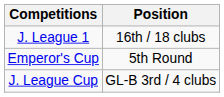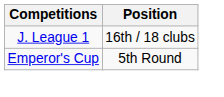- row: (53, 80)
